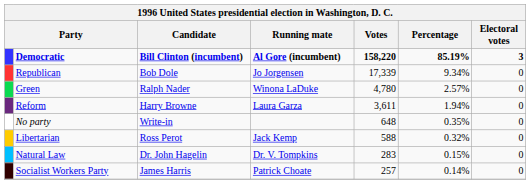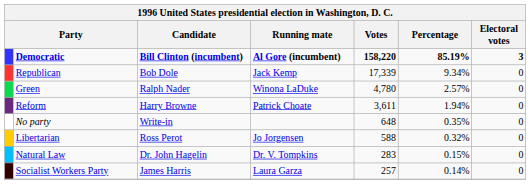(278, 73) Jo Jorgensen -> (275, 73) Jack Kemp
(277, 105) Laura Garza -> (282, 105) Patrick Choate
(275, 138) Jack Kemp -> (278, 138) Jo Jorgensen
(282, 171) Patrick Choate -> (277, 171) Laura Garza
